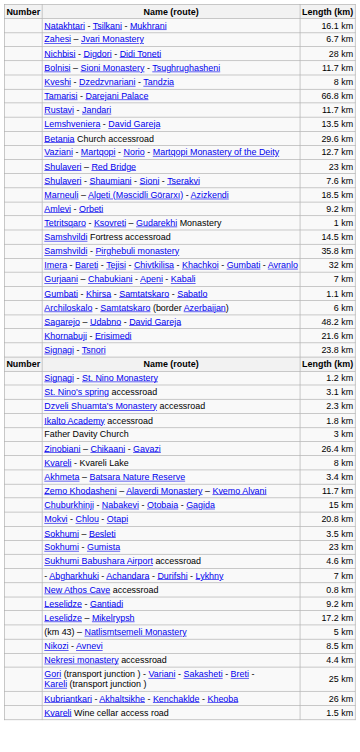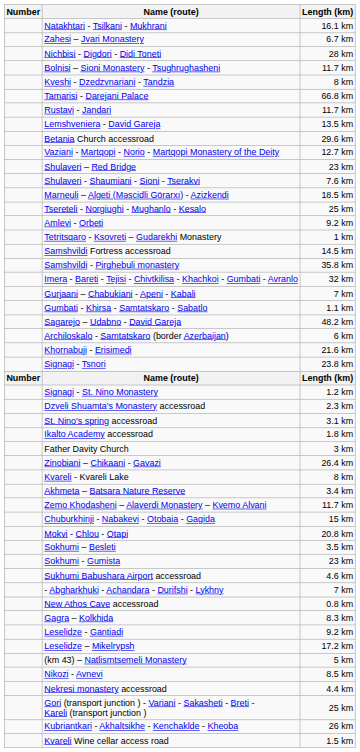+ row: (125, 209)
rows swapped: (113, 322) <-> (137, 308)
rows swapped: (101, 393) <-> (125, 407)
+ row: (79, 618)
